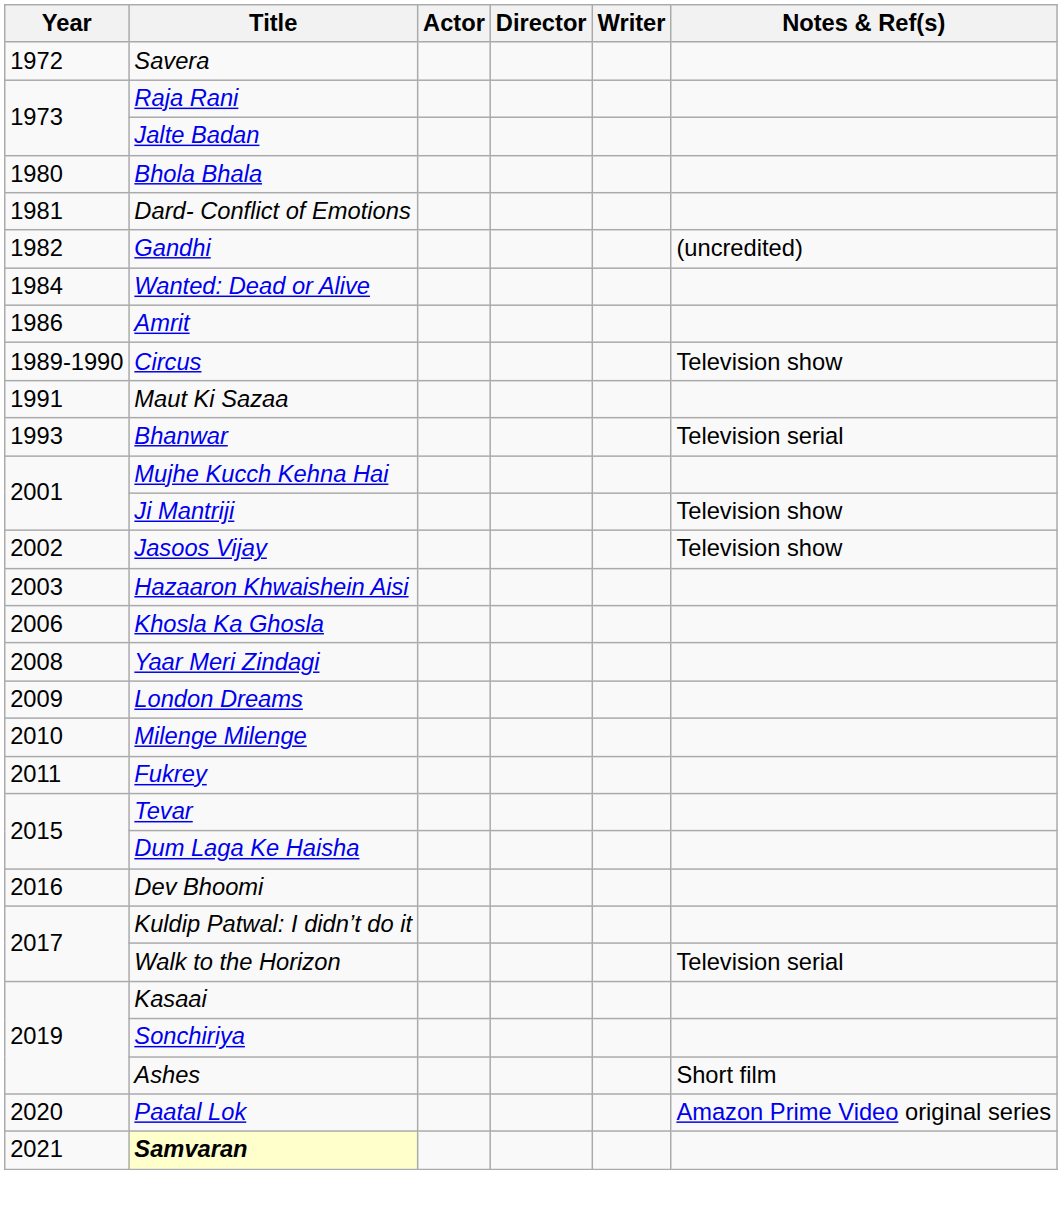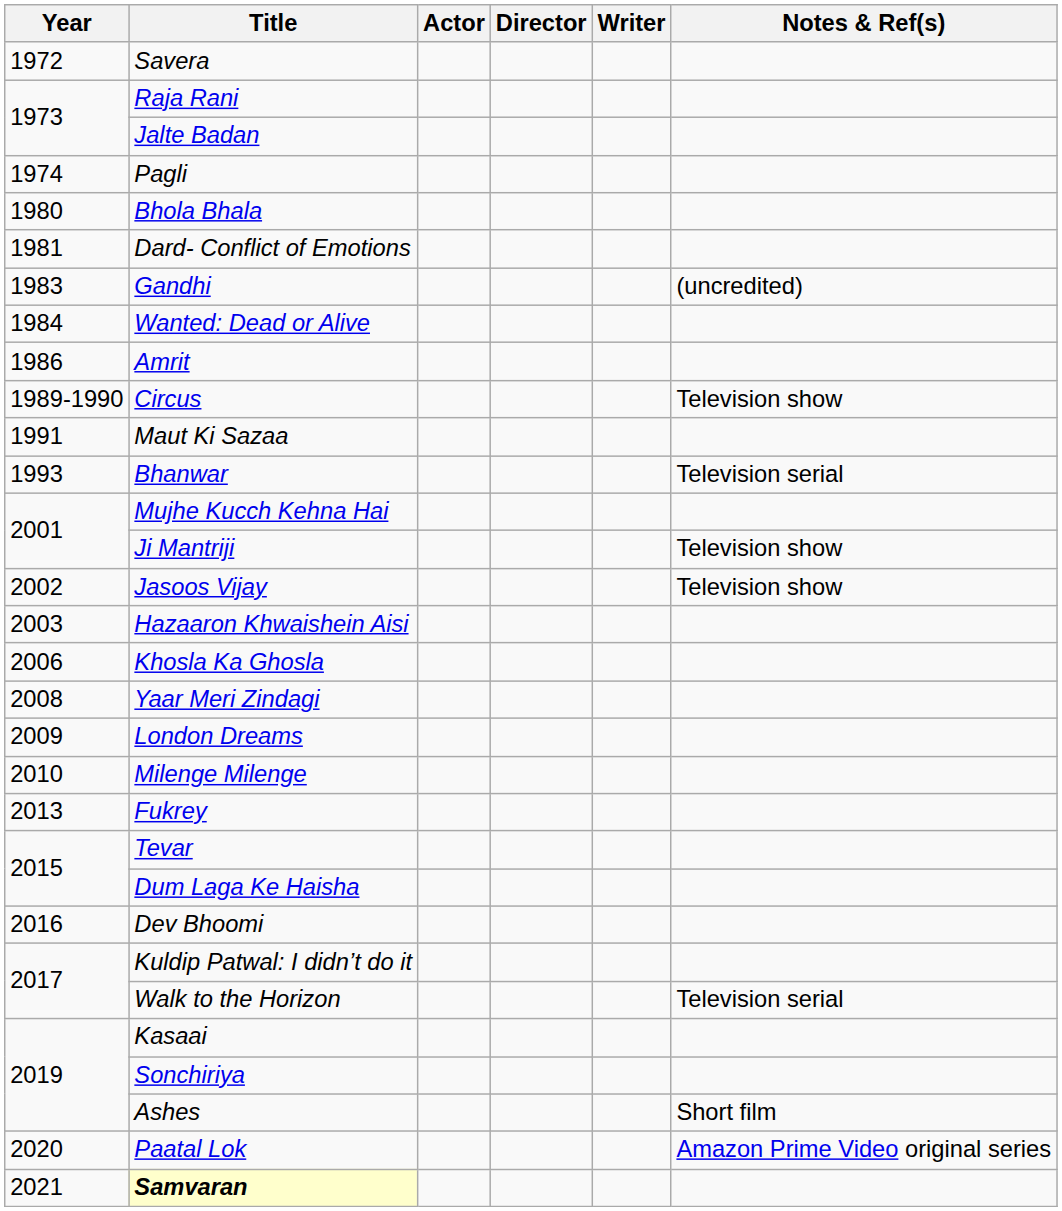+ row: (161, 173)
(37, 248) 1982 -> (37, 286) 1983
(36, 774) 2011 -> (37, 811) 2013
